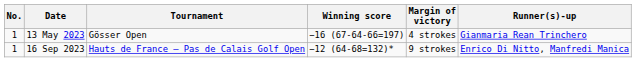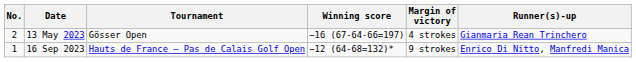(14, 36) 1 -> (14, 36) 2
